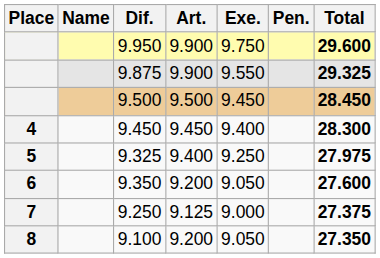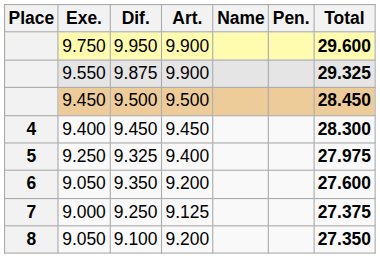columns swapped: (86, 18) <-> (243, 18)
